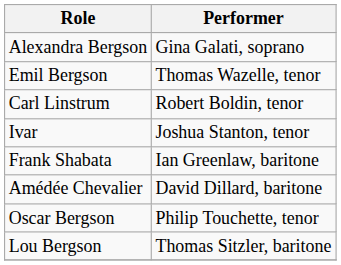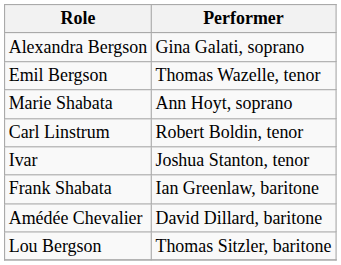+ row: (61, 103)
- row: (62, 217)
